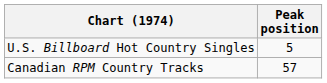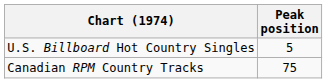(290, 68) 57 -> (290, 68) 75
